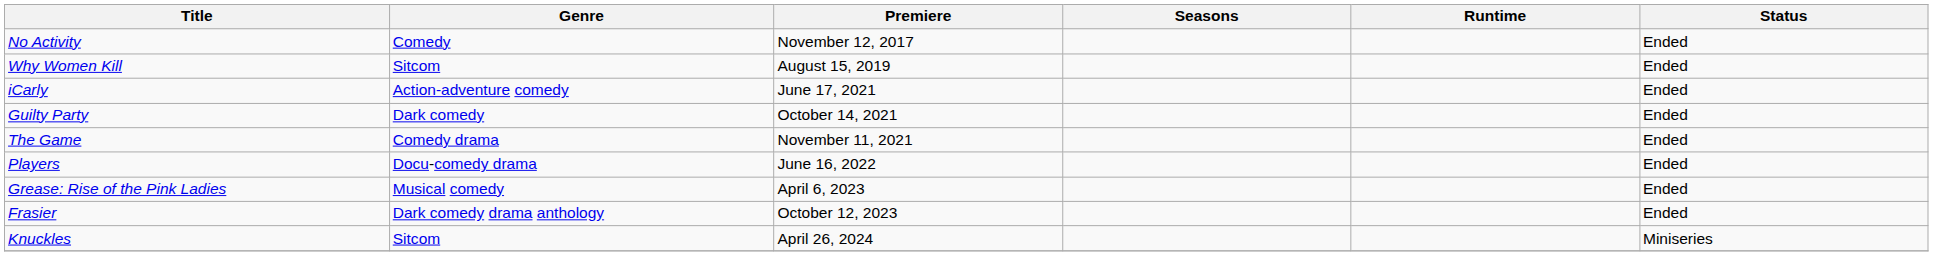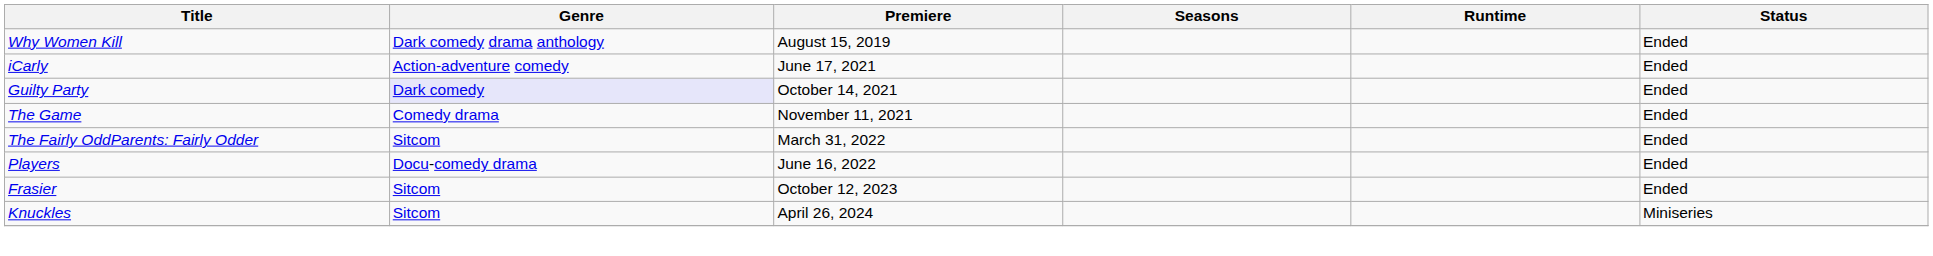- row: (44, 41)
(416, 66) Sitcom -> (498, 41) Dark comedy drama anthology
(438, 115) no background -> (438, 90) lavender background
+ row: (133, 139)
- row: (117, 189)
(498, 213) Dark comedy drama anthology -> (416, 189) Sitcom
